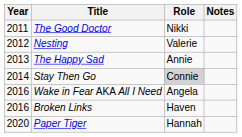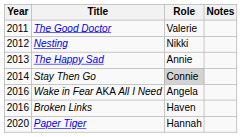(177, 28) Nikki -> (182, 28) Valerie
(182, 44) Valerie -> (177, 44) Nikki
